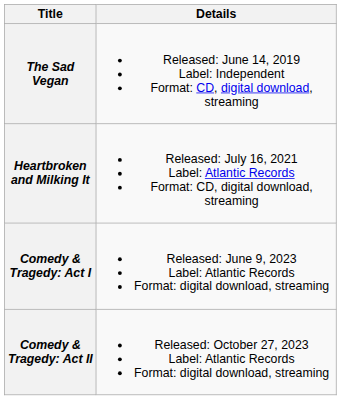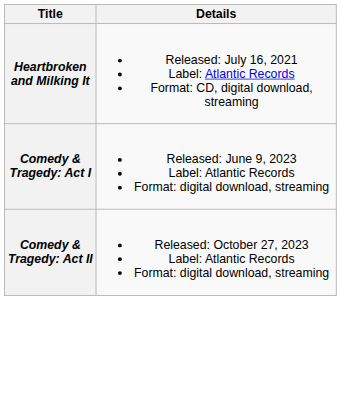- row: (50, 73)
